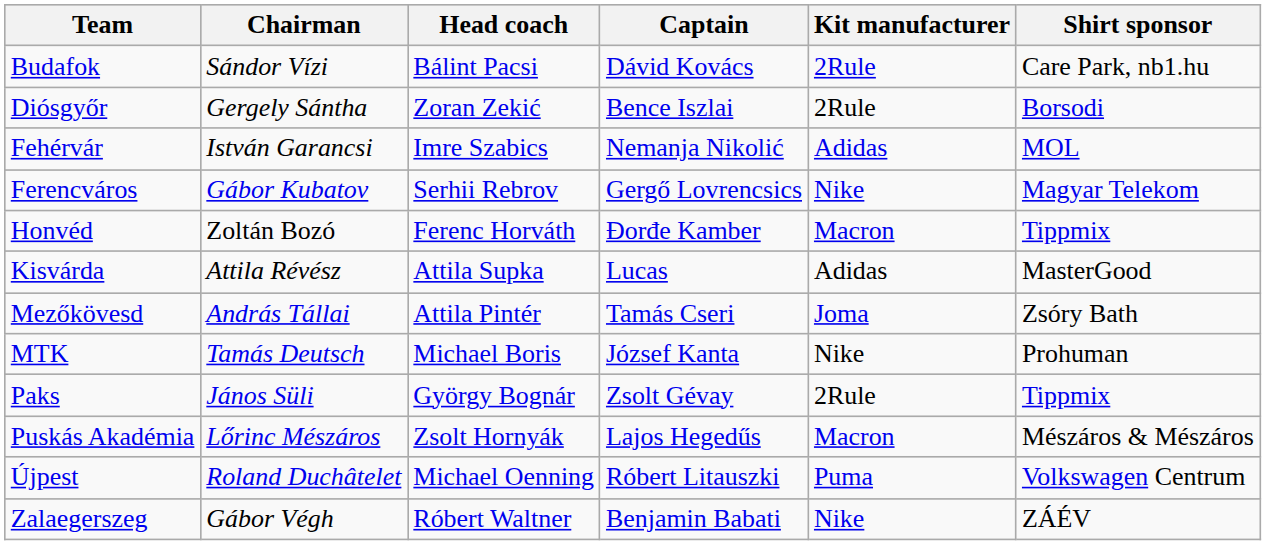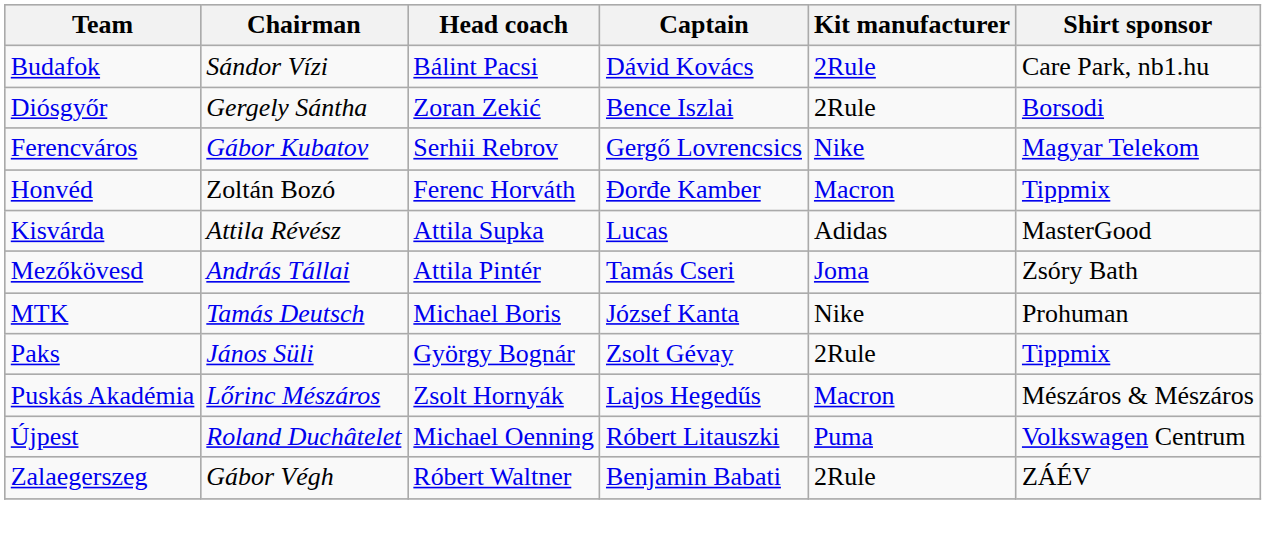- row: (57, 148)
(839, 518) Nike -> (845, 477) 2Rule
